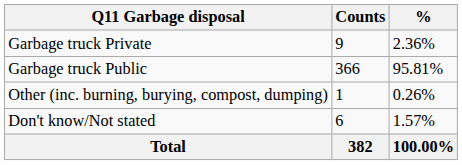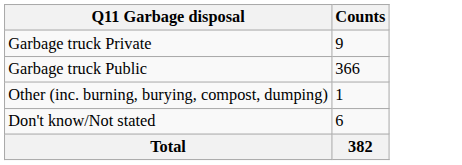- column: (423, 17)
